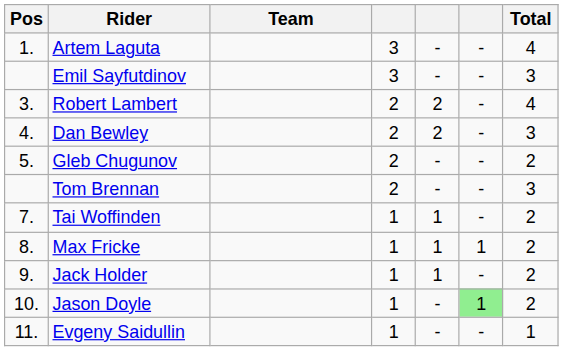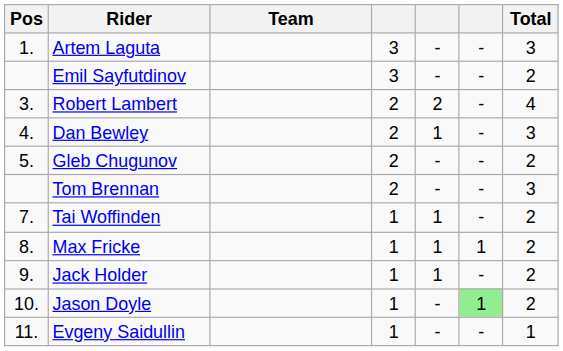(531, 47) 4 -> (531, 47) 3
(531, 76) 3 -> (531, 76) 2
(437, 133) 2 -> (437, 133) 1
